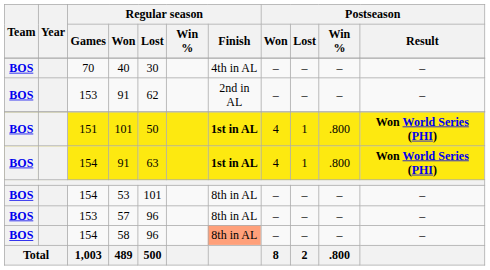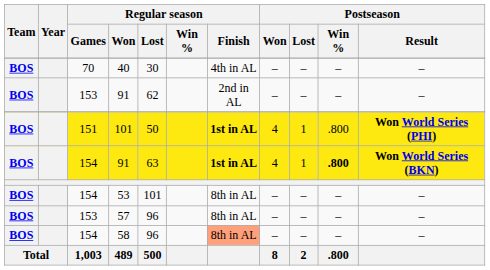(339, 163) normal -> (338, 163) bold
(422, 163) Won World Series (PHI) -> (422, 163) Won World Series (BKN)
